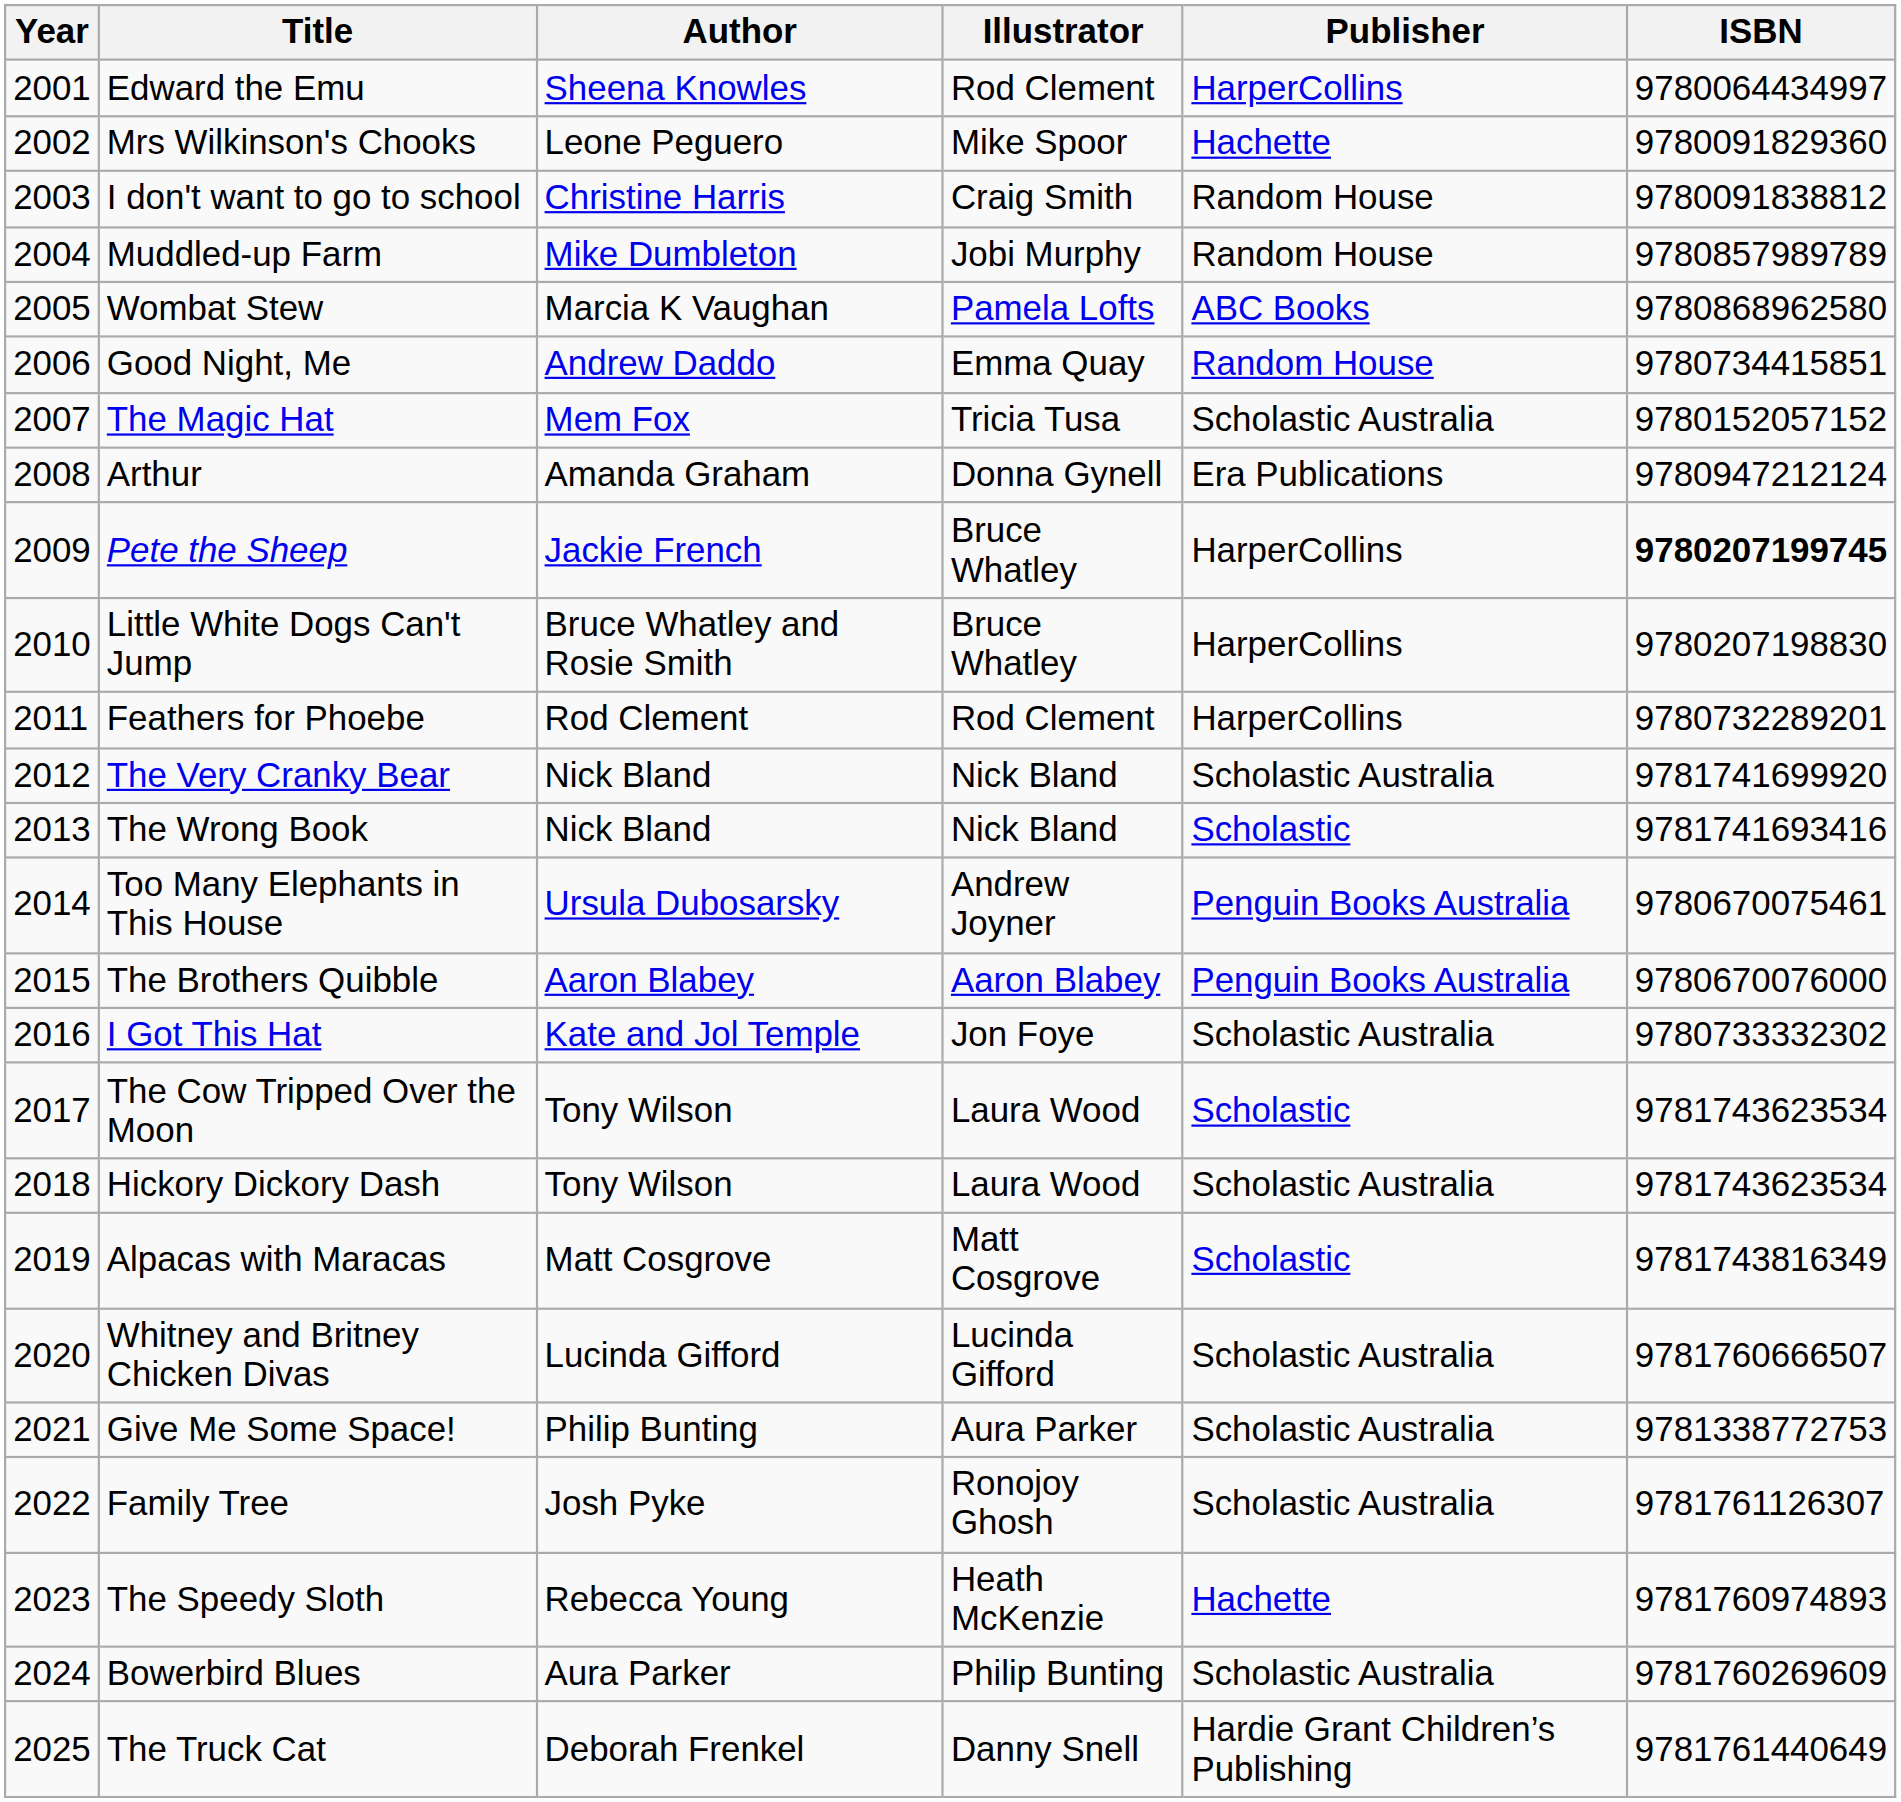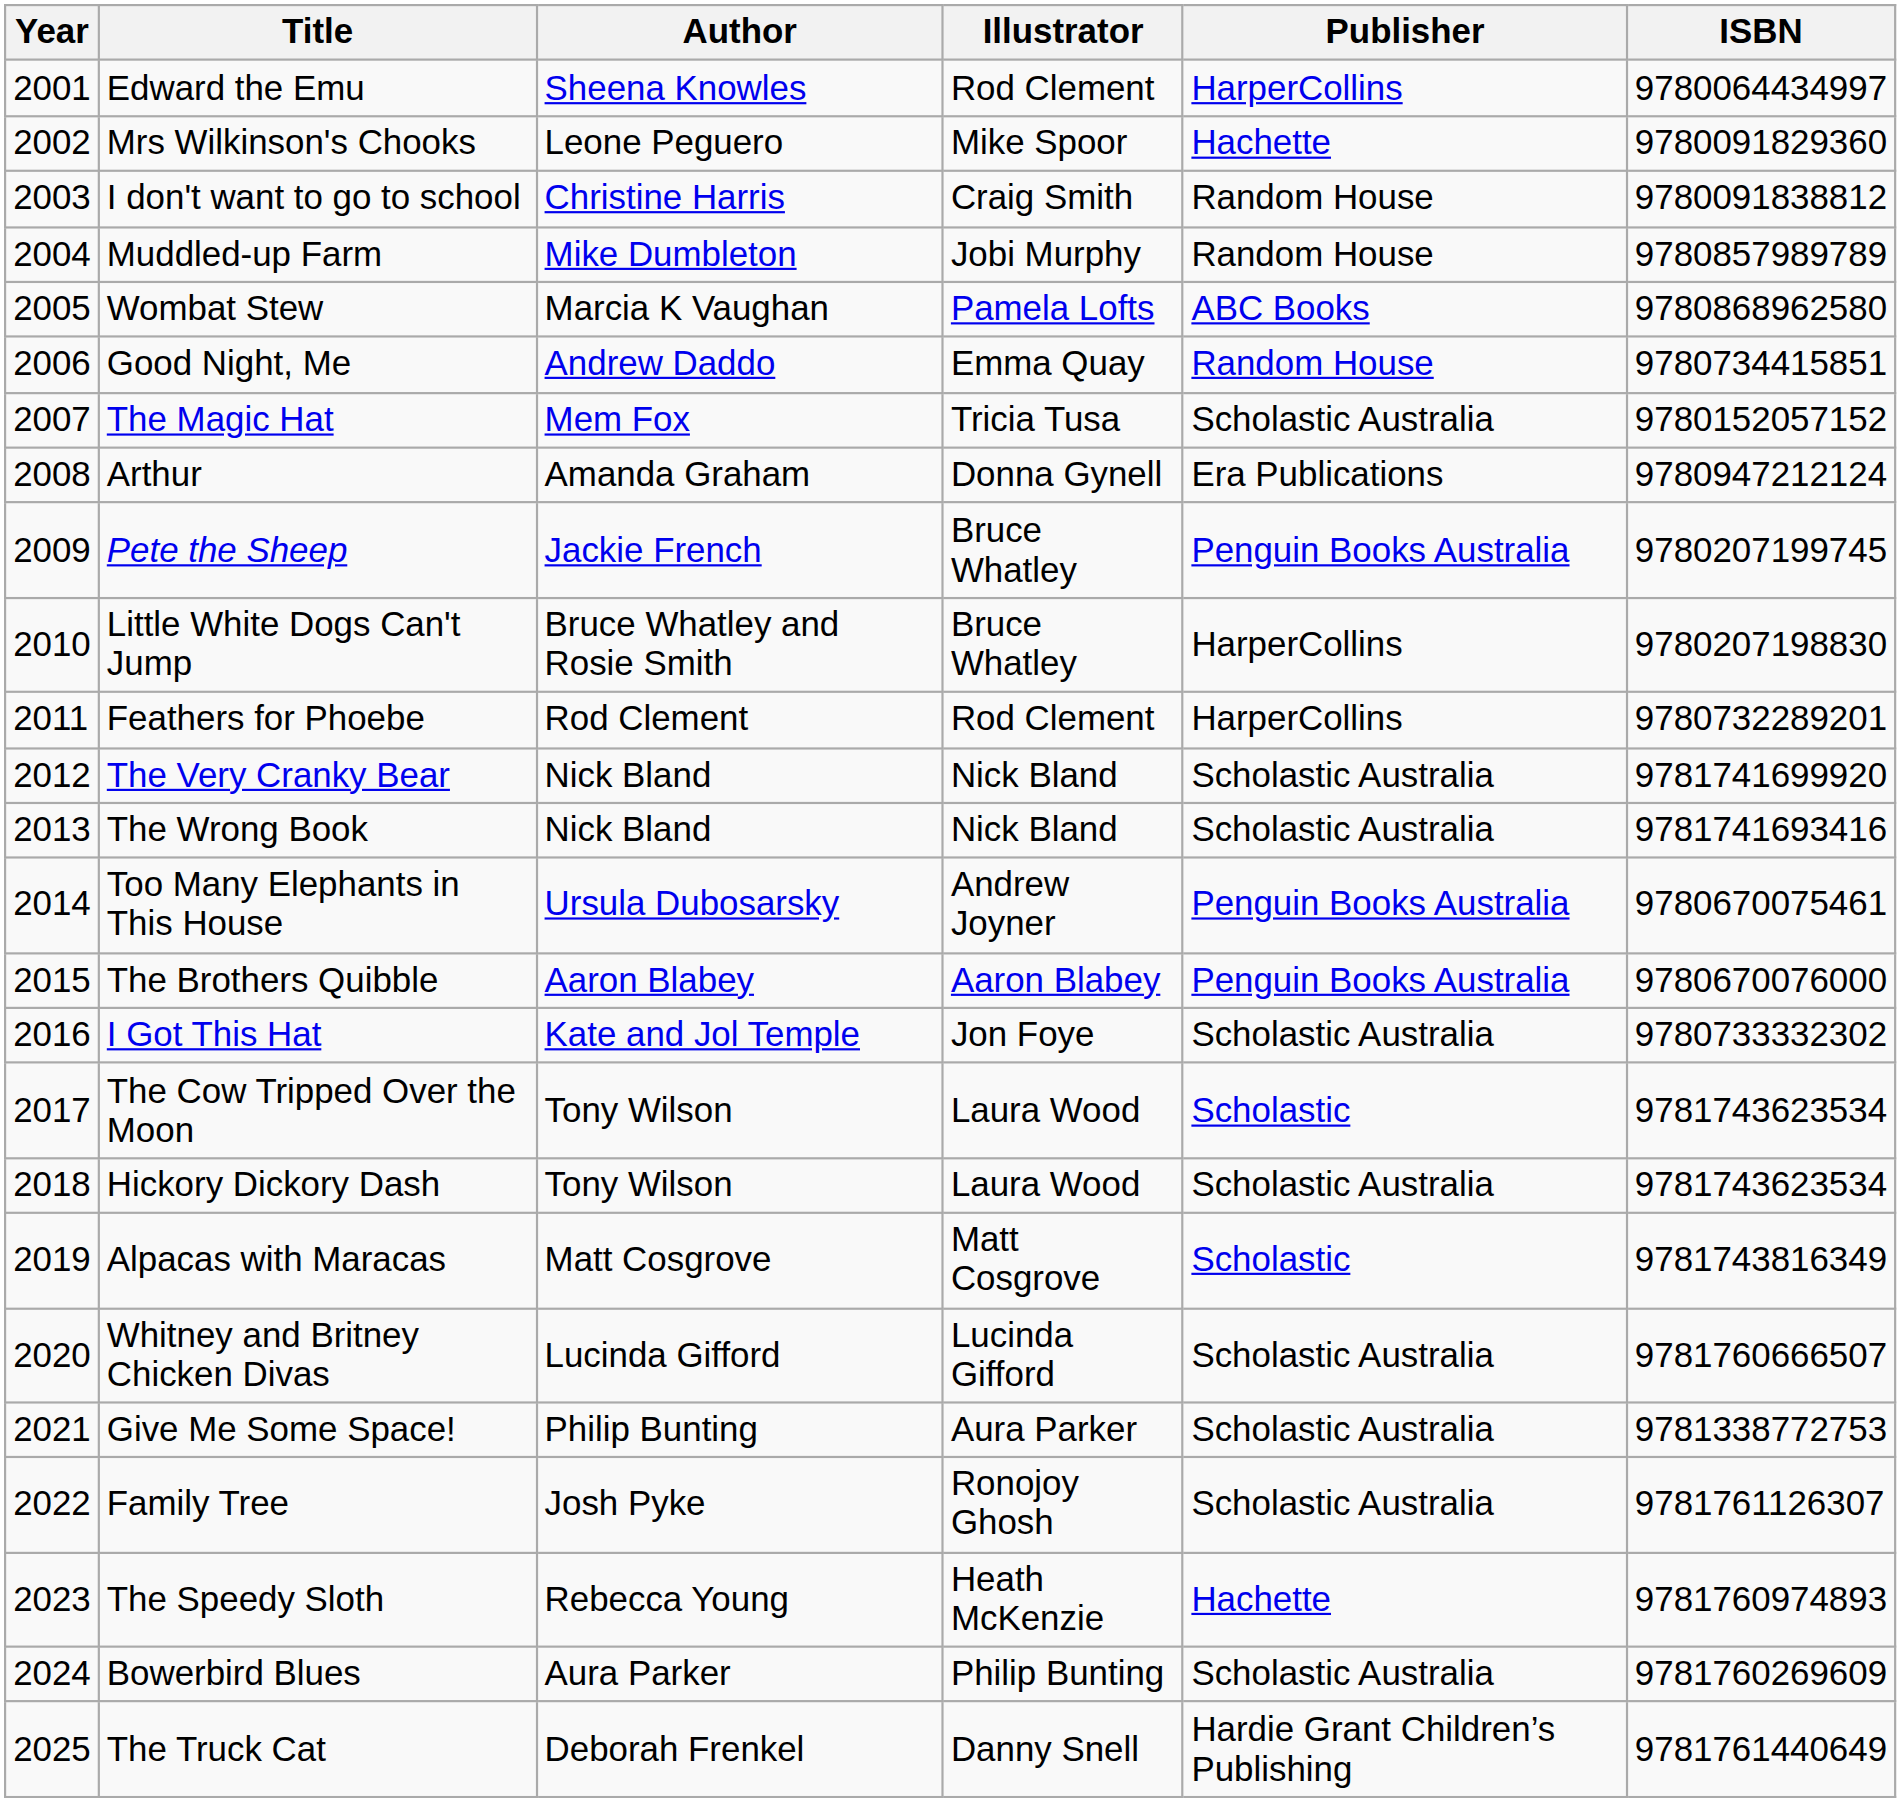(1297, 549) HarperCollins -> (1380, 549) Penguin Books Australia
(1761, 549) bold -> (1761, 549) normal
(1271, 829) Scholastic -> (1343, 829) Scholastic Australia
